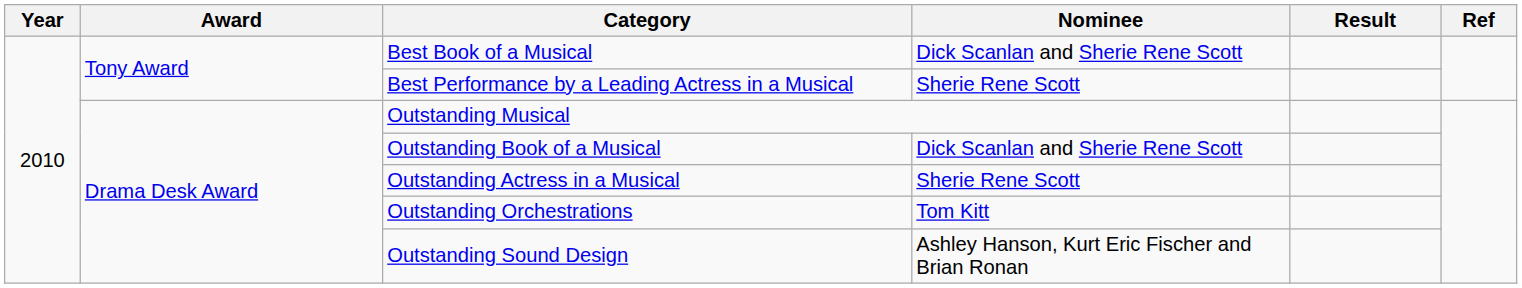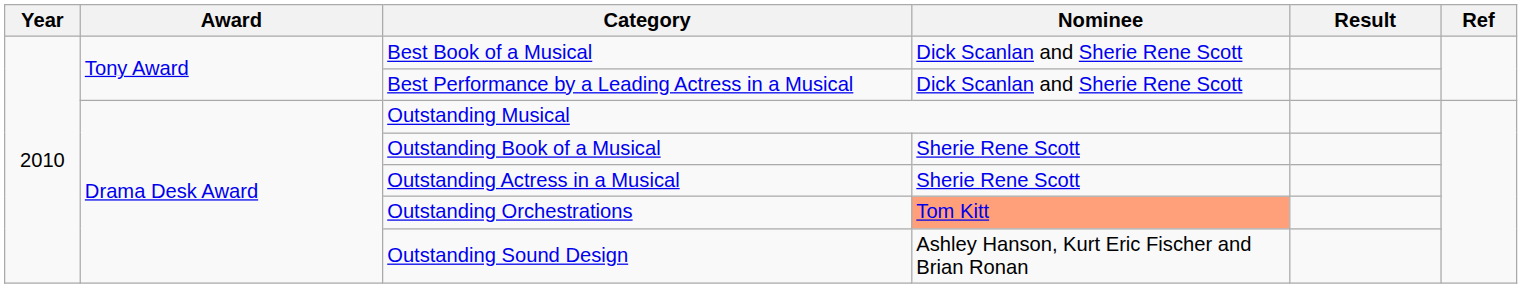(998, 84) Sherie Rene Scott -> (1079, 84) Dick Scanlan and Sherie Rene Scott
(1079, 148) Dick Scanlan and Sherie Rene Scott -> (998, 148) Sherie Rene Scott
(953, 212) no background -> (953, 212) lightsalmon background
